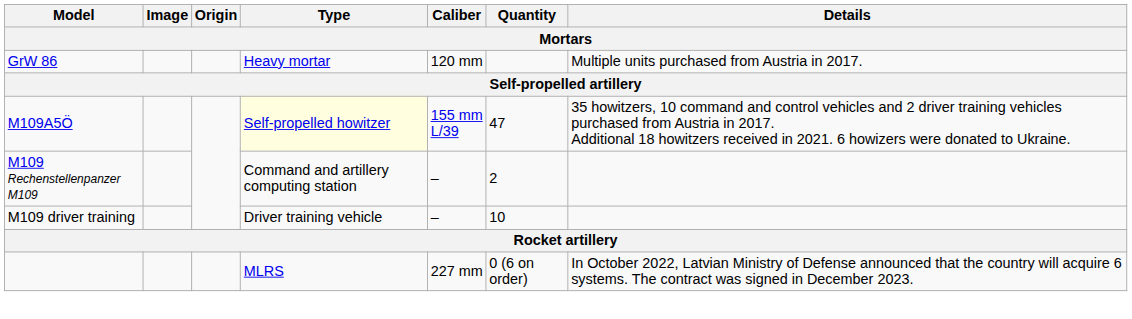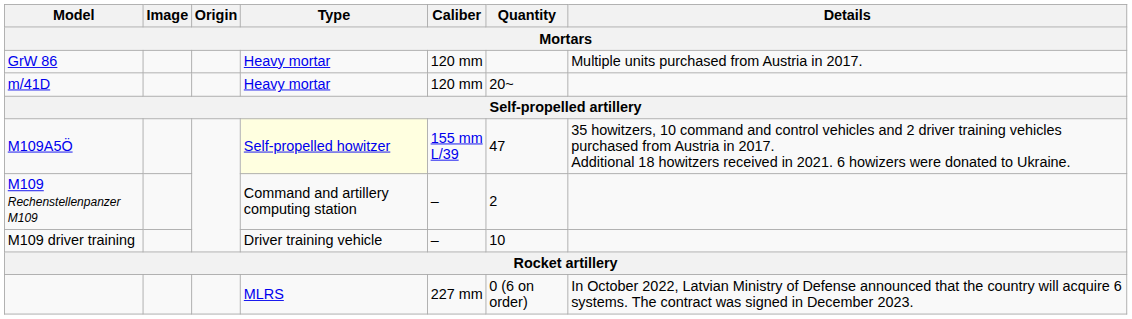+ row: (29, 84)
